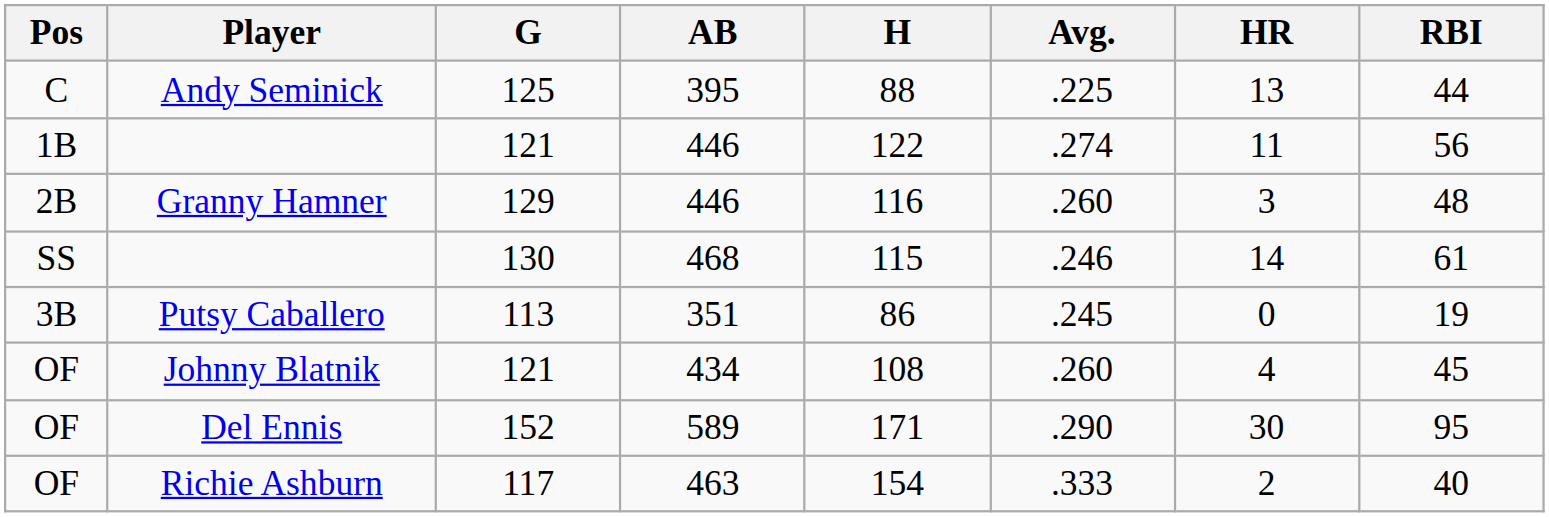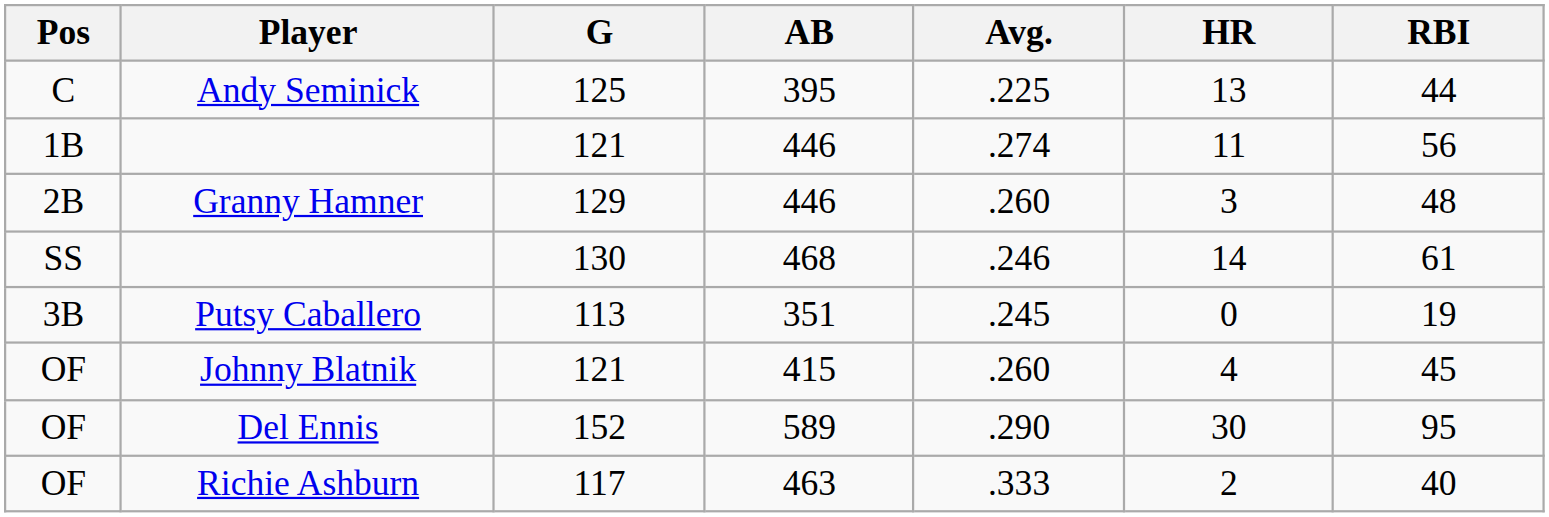- column: (897, 32)
(713, 370) 434 -> (809, 370) 415
